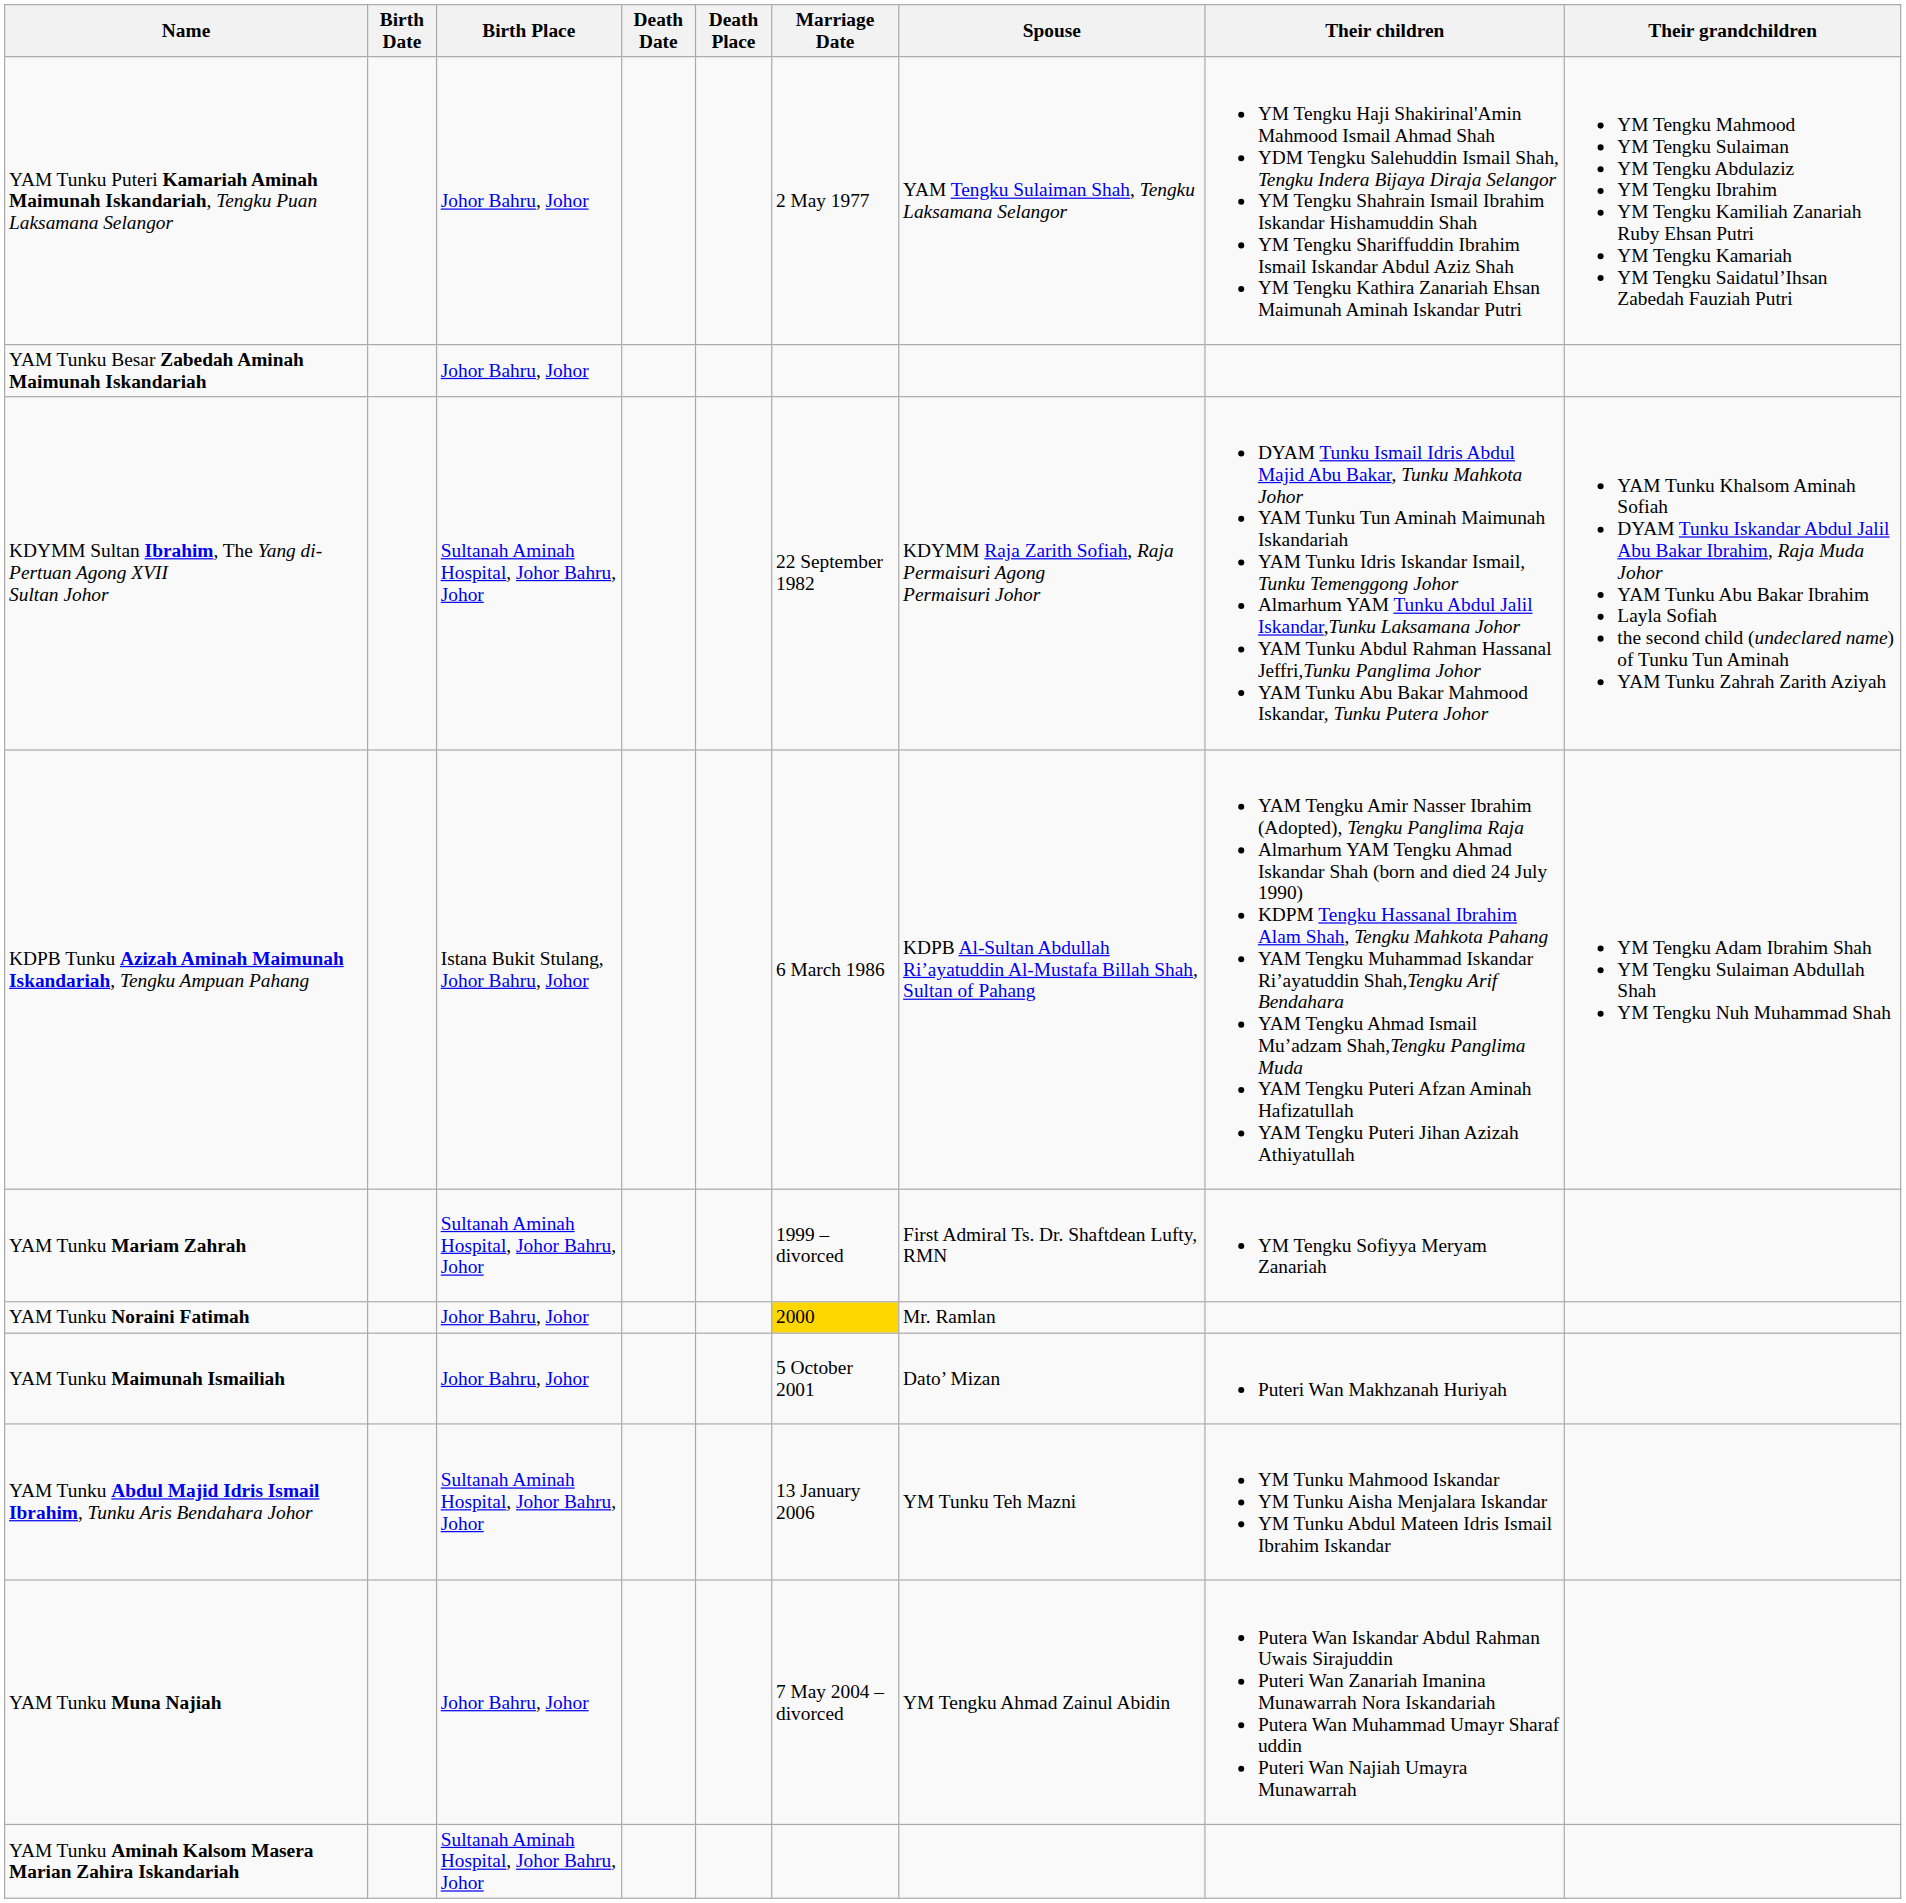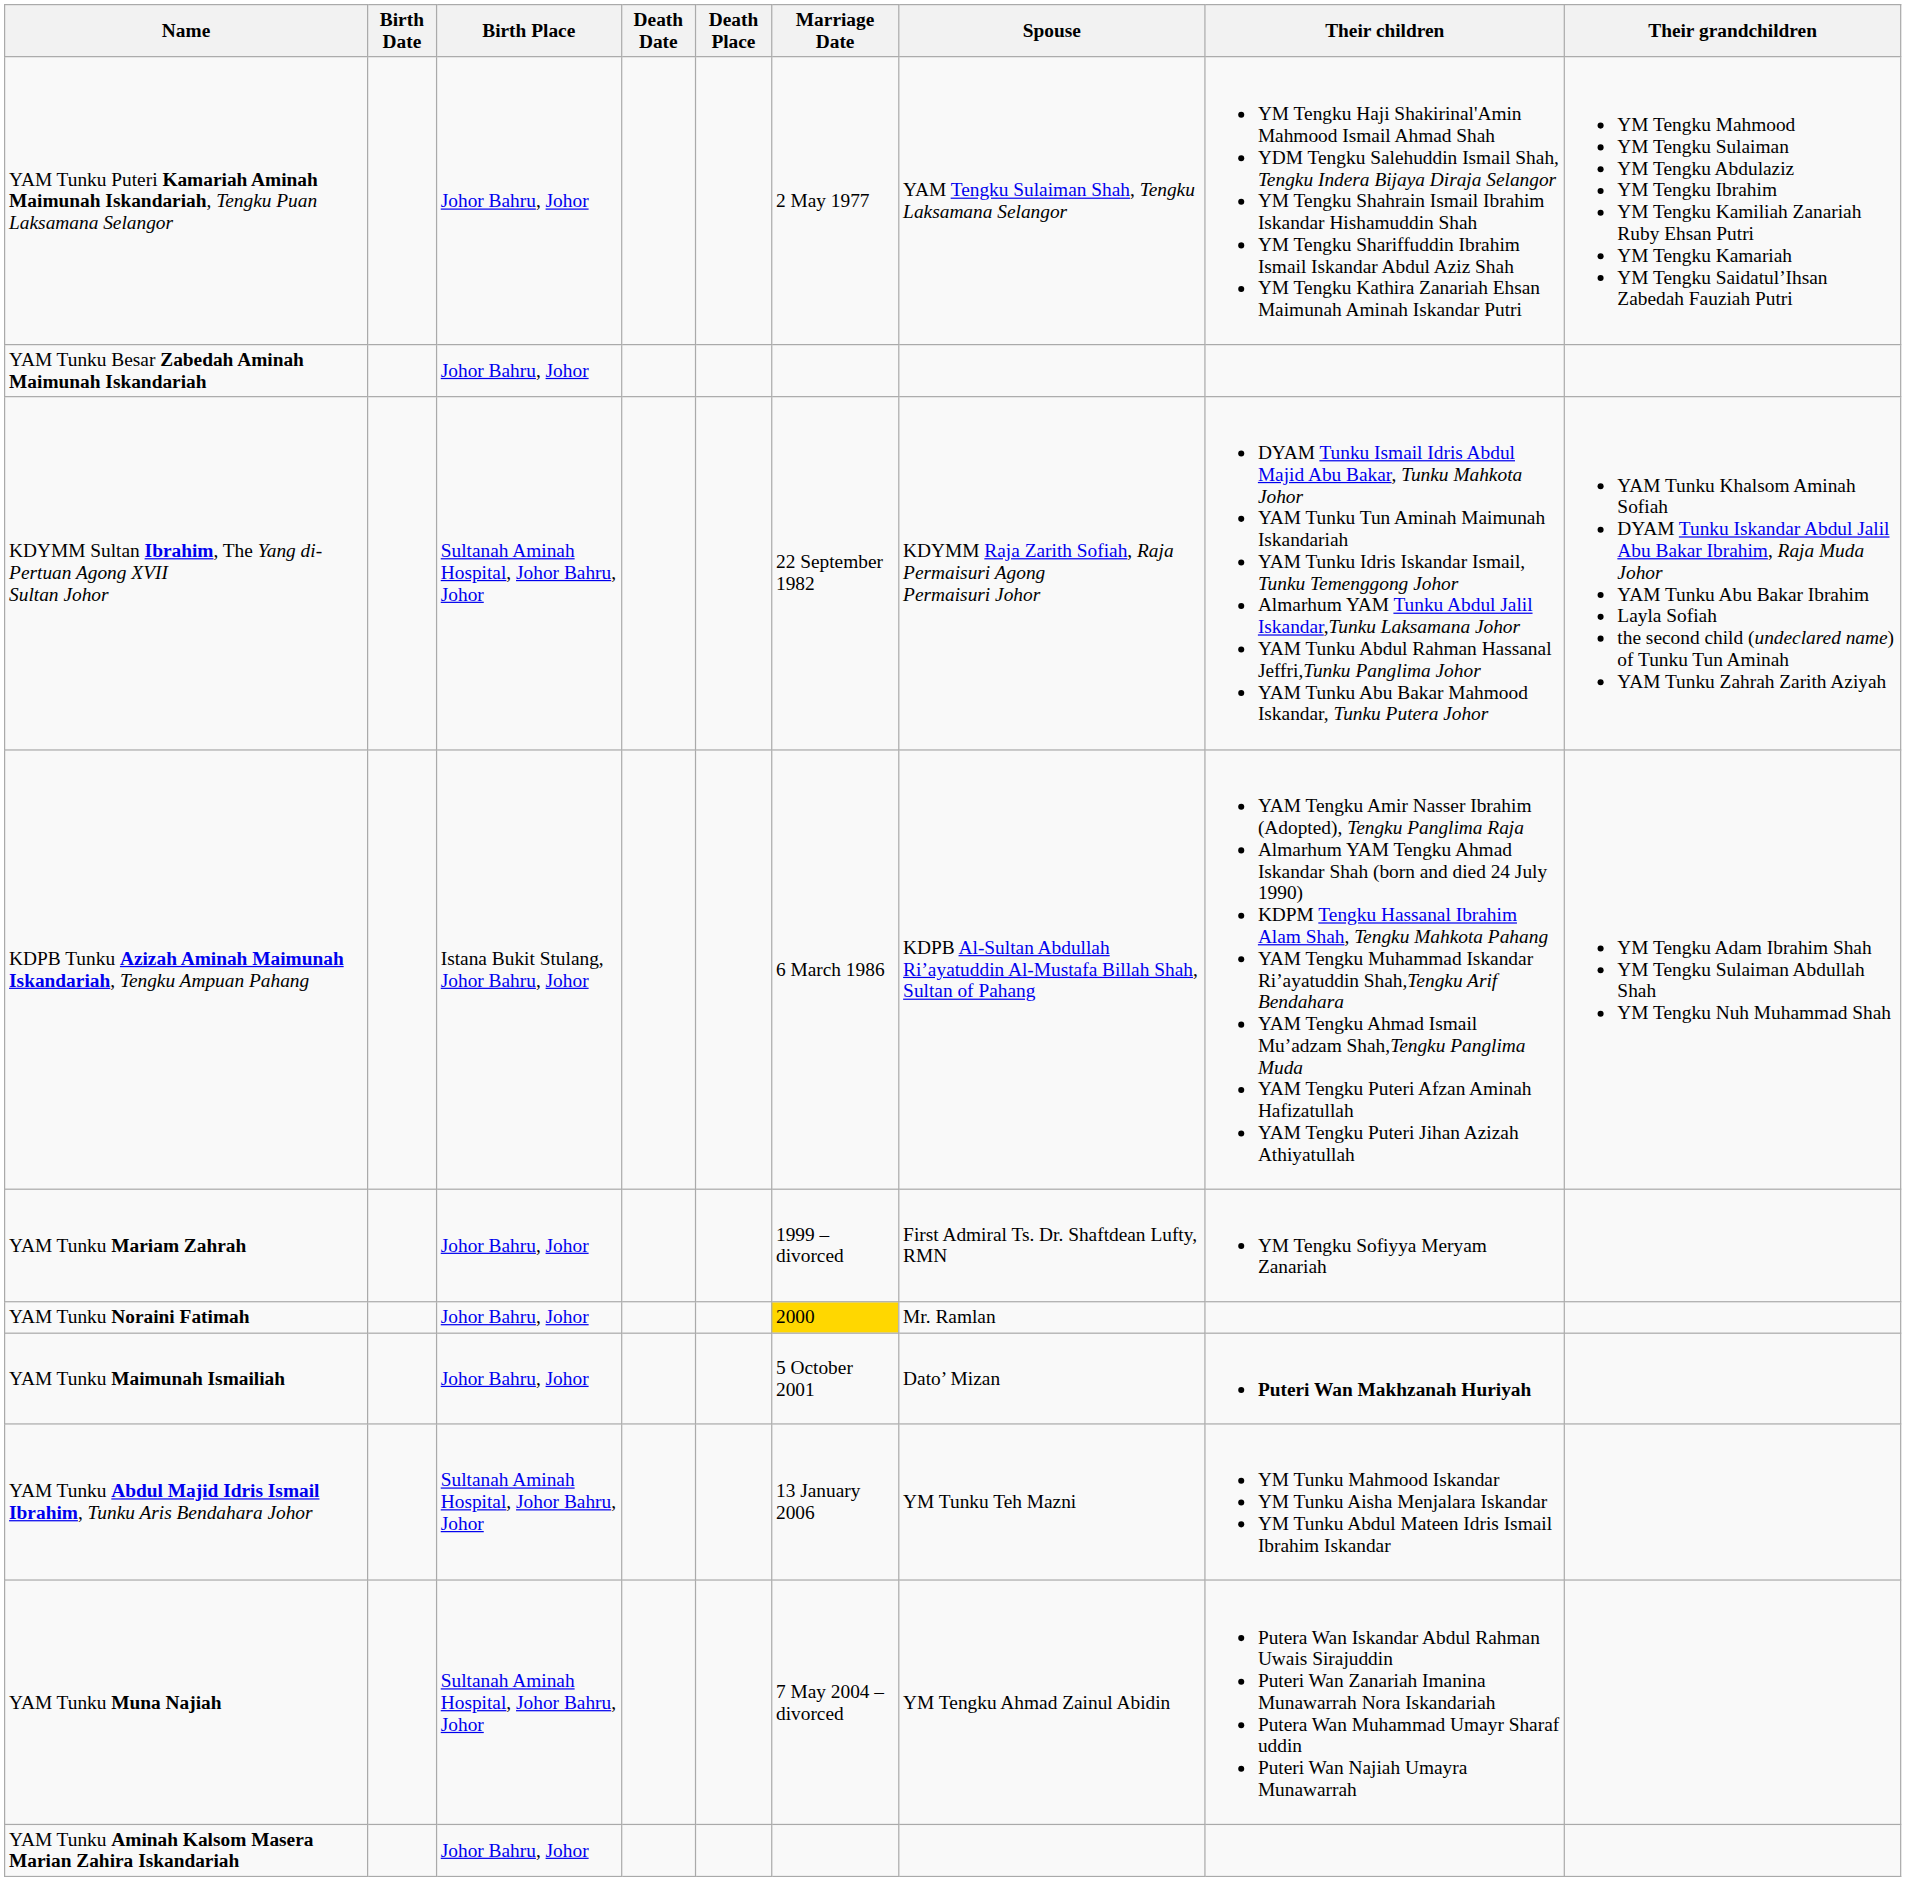(528, 1245) Sultanah Aminah Hospital, Johor Bahru, Johor -> (515, 1245) Johor Bahru, Johor
(1385, 1389) normal -> (1385, 1389) bold
(515, 1702) Johor Bahru, Johor -> (528, 1702) Sultanah Aminah Hospital, Johor Bahru, Johor
(528, 1861) Sultanah Aminah Hospital, Johor Bahru, Johor -> (515, 1850) Johor Bahru, Johor
